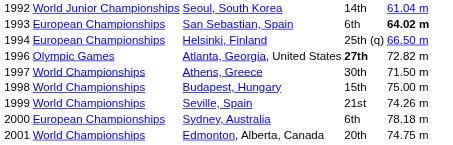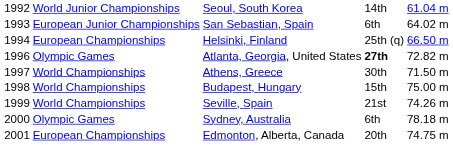(99, 24) European Championships -> (116, 24) European Junior Championships
(408, 24) bold -> (428, 24) normal
(99, 119) European Championships -> (74, 119) Olympic Games
(89, 135) World Championships -> (99, 135) European Championships
